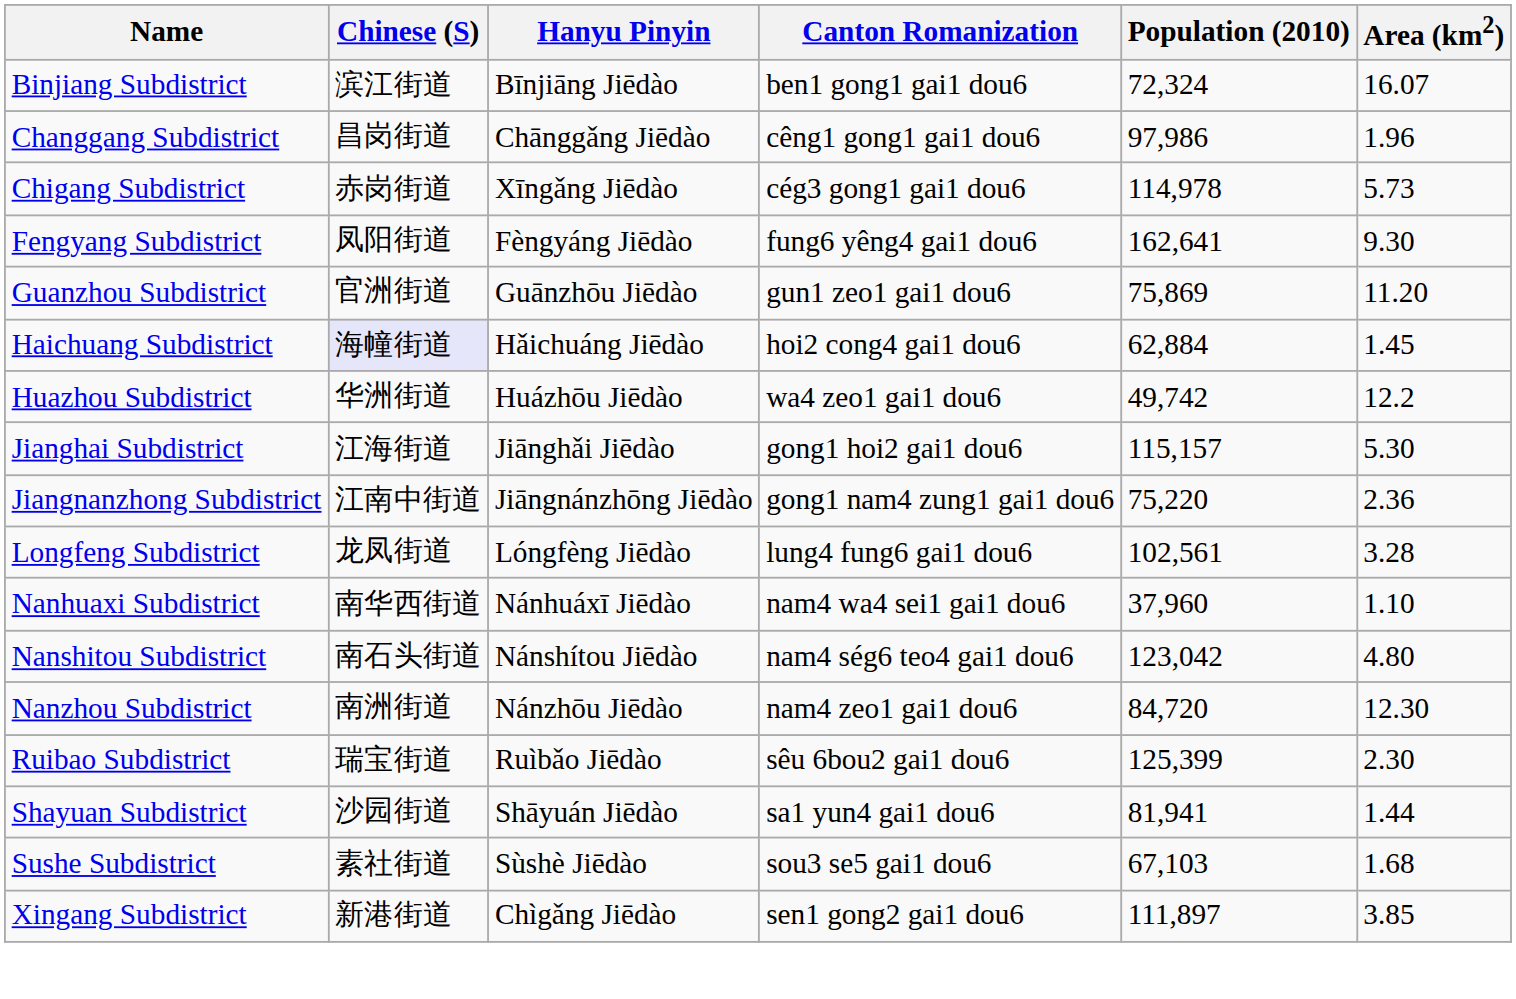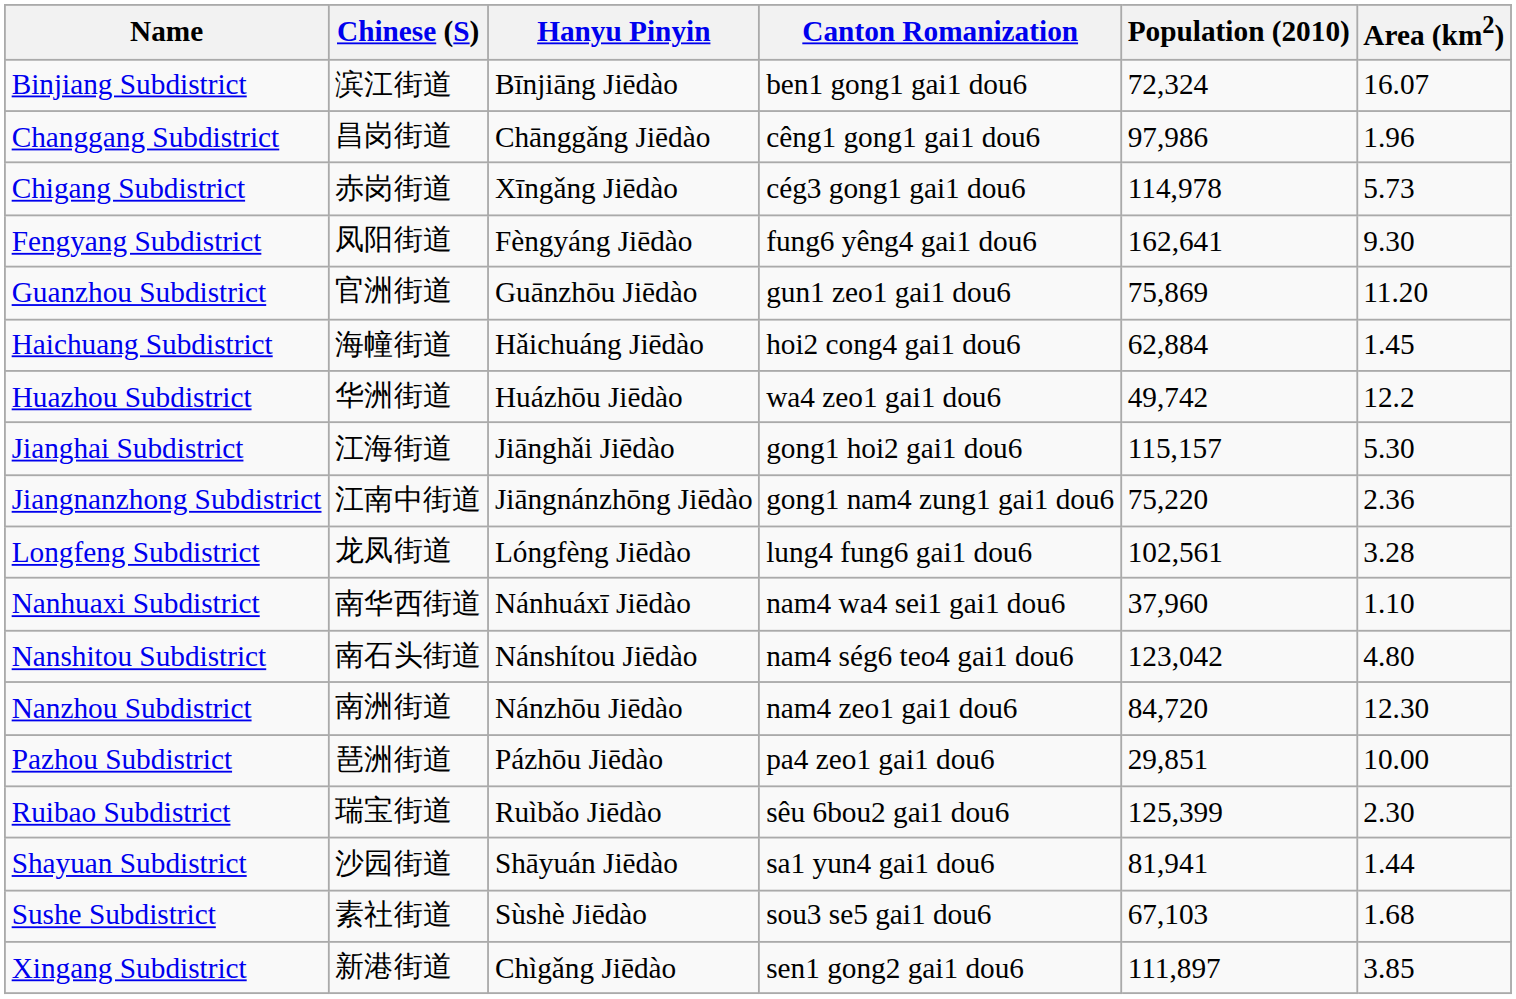(394, 343) lavender background -> (394, 343) no background
+ row: (122, 759)
